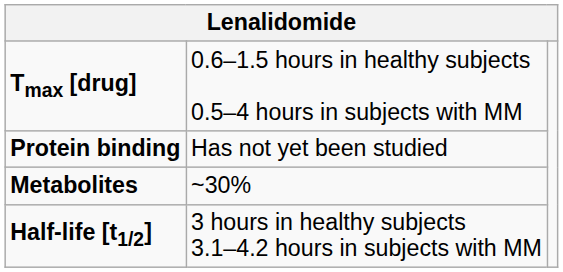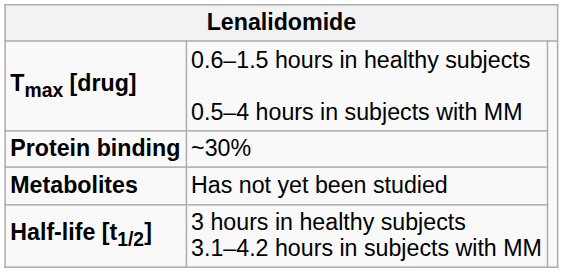(319, 148) Has not yet been studied -> (221, 148) ~30%
(221, 185) ~30% -> (319, 185) Has not yet been studied
